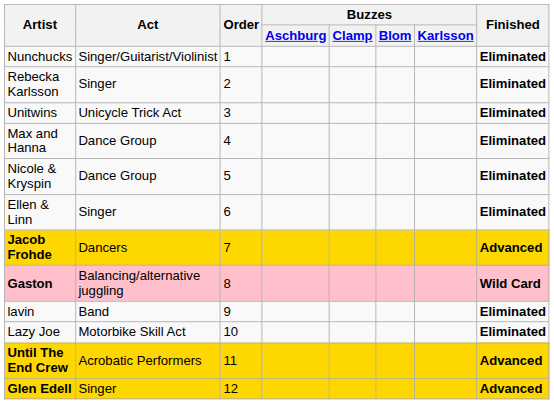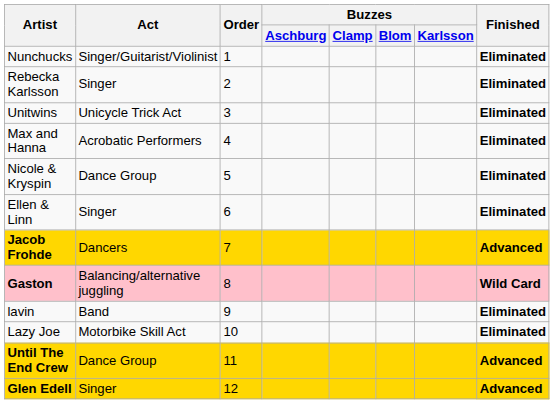(117, 141) Dance Group -> (140, 141) Acrobatic Performers
(140, 360) Acrobatic Performers -> (117, 360) Dance Group
